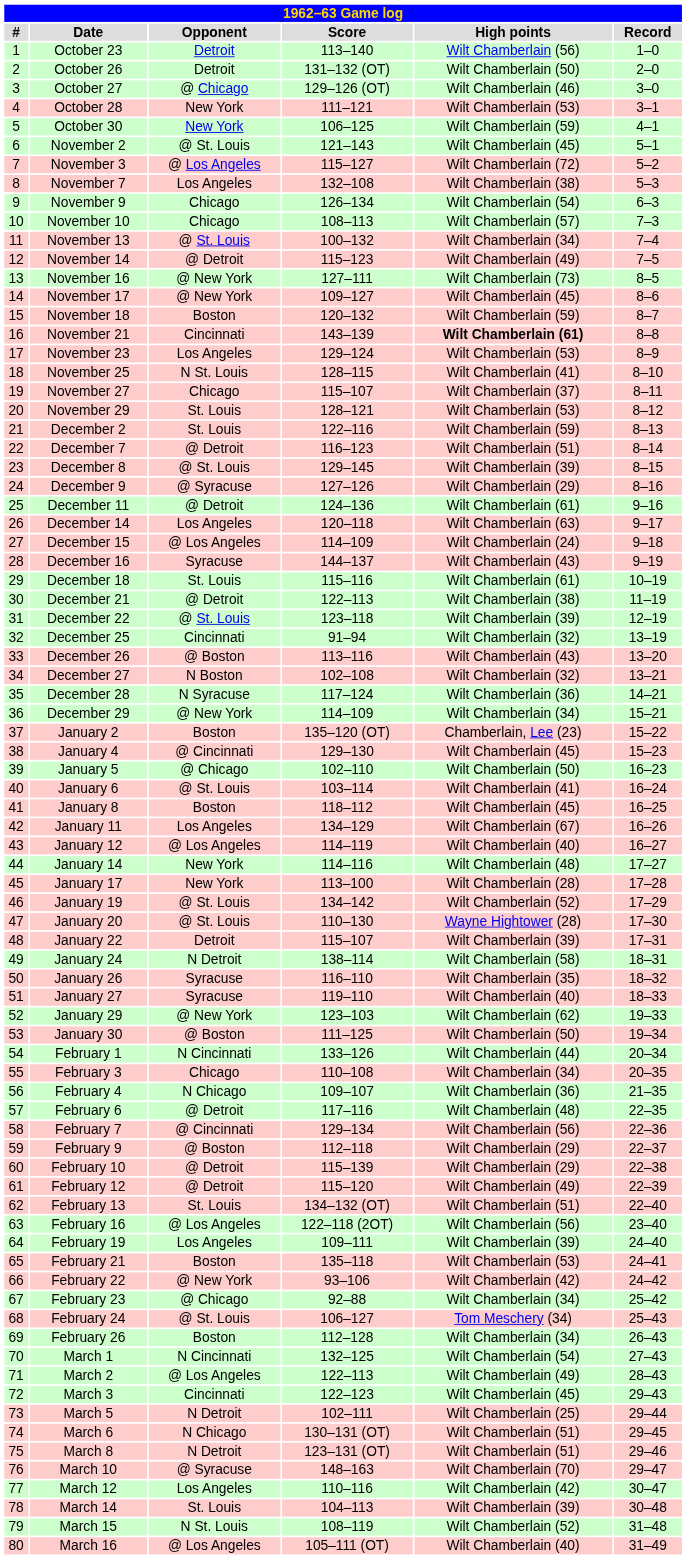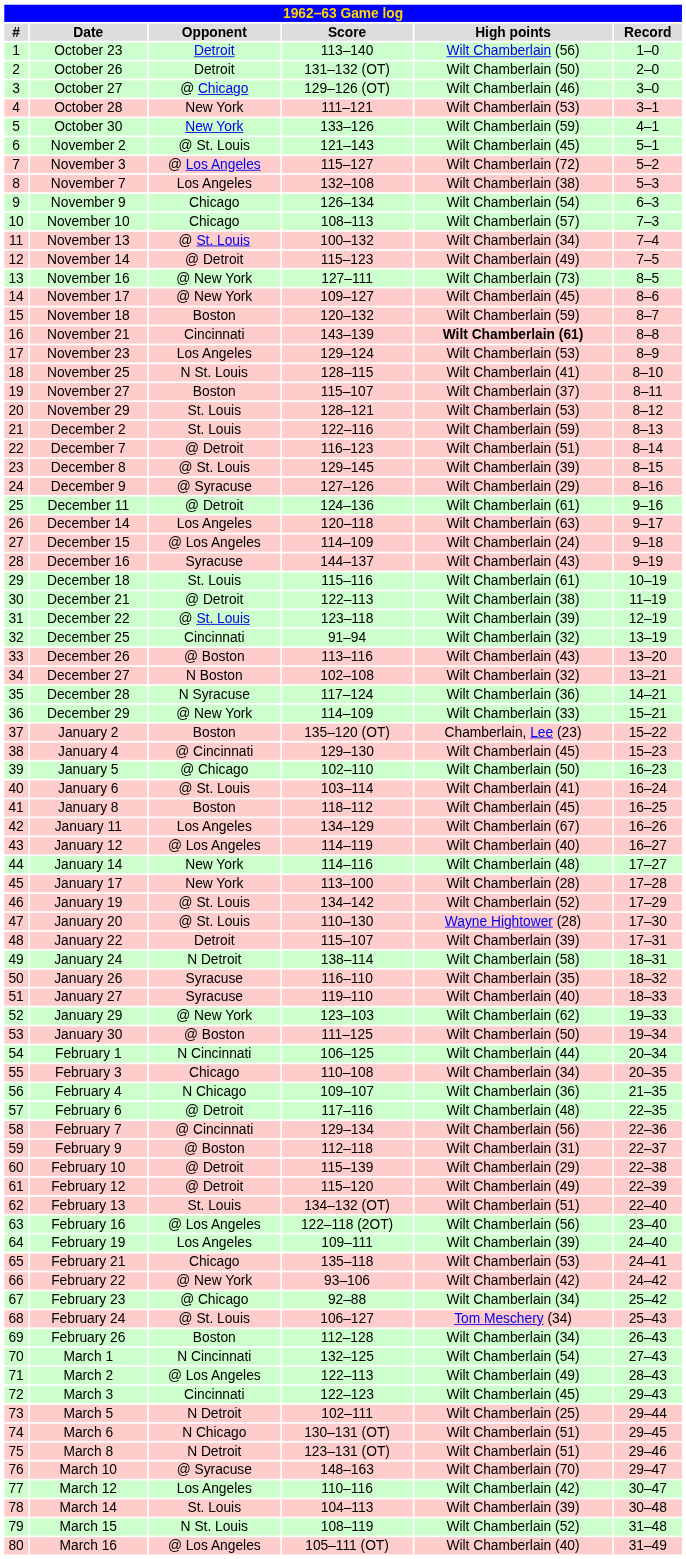(347, 126) 106–125 -> (347, 126) 133–126
(214, 391) Chicago -> (214, 391) Boston
(513, 713) Wilt Chamberlain (34) -> (513, 713) Wilt Chamberlain (33)
(347, 1053) 133–126 -> (347, 1053) 106–125
(513, 1148) Wilt Chamberlain (29) -> (513, 1148) Wilt Chamberlain (31)
(214, 1262) Boston -> (214, 1262) Chicago
